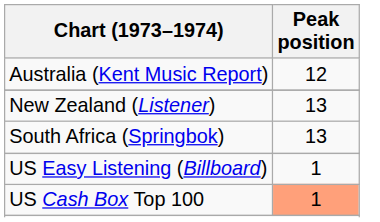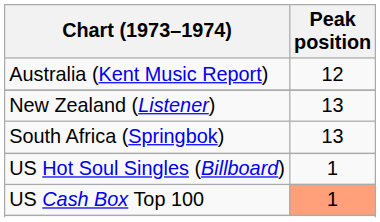- row: (138, 168)
+ row: (147, 168)
